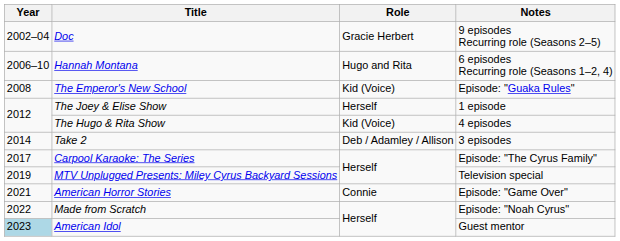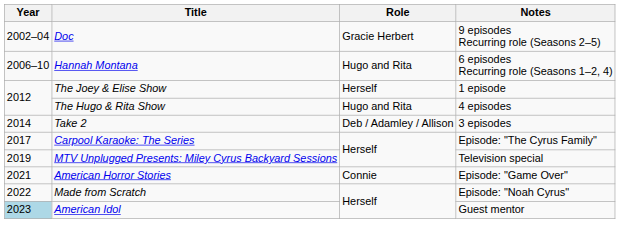- row: (120, 89)
(369, 123) Kid (Voice) -> (377, 106) Hugo and Rita
